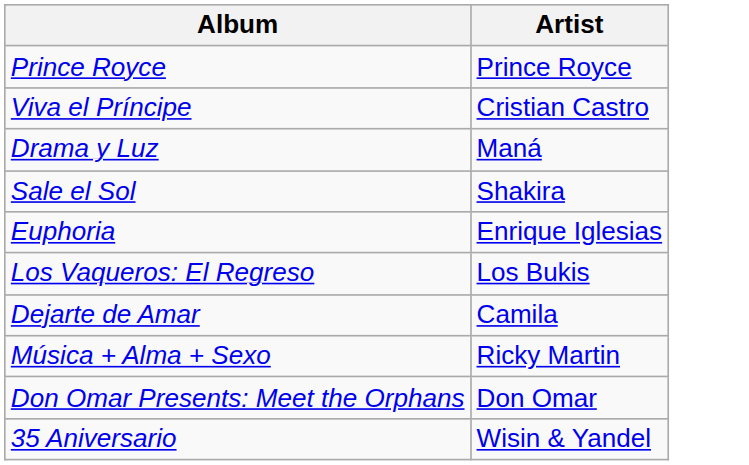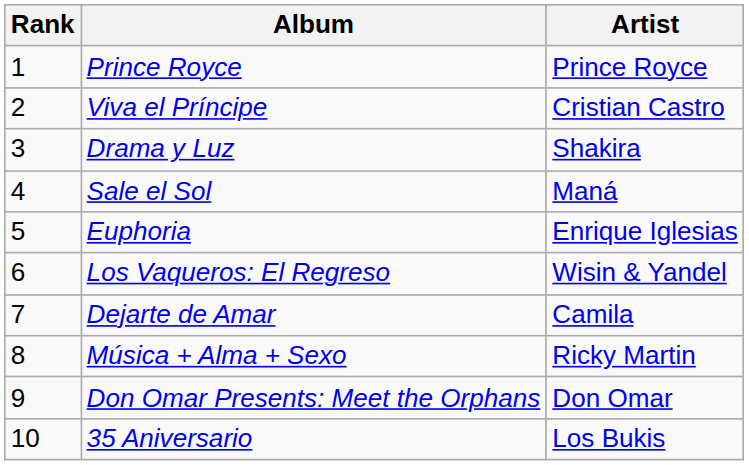+ column: (43, 25)
(509, 149) Maná -> (597, 149) Shakira
(521, 190) Shakira -> (585, 190) Maná
(533, 273) Los Bukis -> (640, 273) Wisin & Yandel
(564, 438) Wisin & Yandel -> (609, 438) Los Bukis
